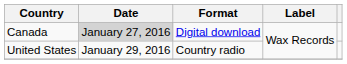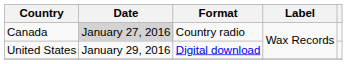(218, 31) Digital download -> (210, 31) Country radio
(210, 50) Country radio -> (218, 50) Digital download
